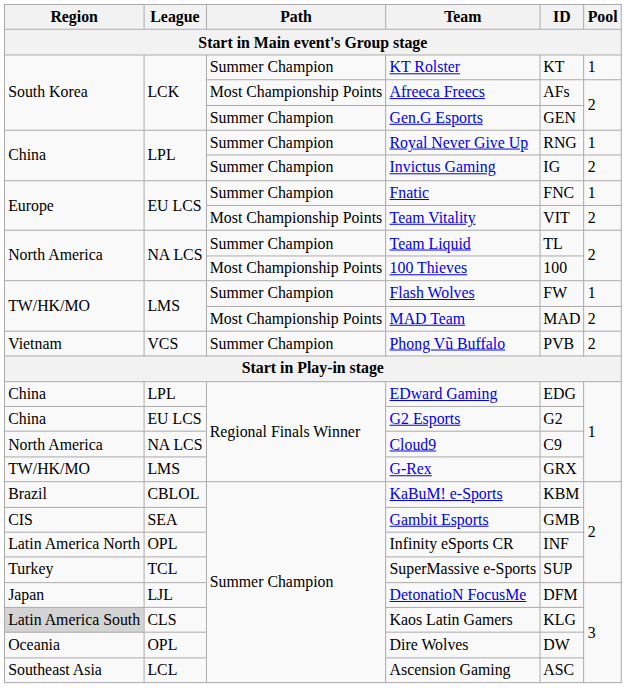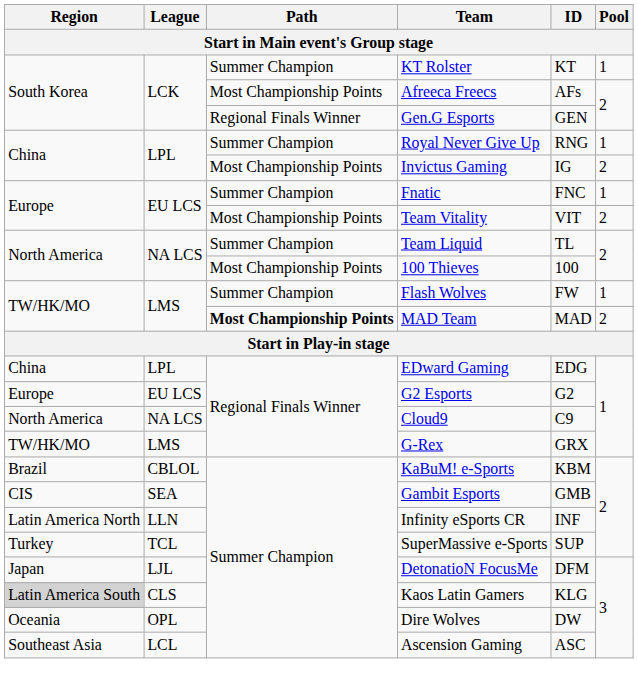(272, 117) Summer Champion -> (285, 117) Regional Finals Winner
(272, 167) Summer Champion -> (296, 167) Most Championship Points
(296, 318) normal -> (302, 318) bold
- row: (447, 343)
(27, 419) China -> (31, 393) Europe
(162, 544) OPL -> (163, 519) LLN
